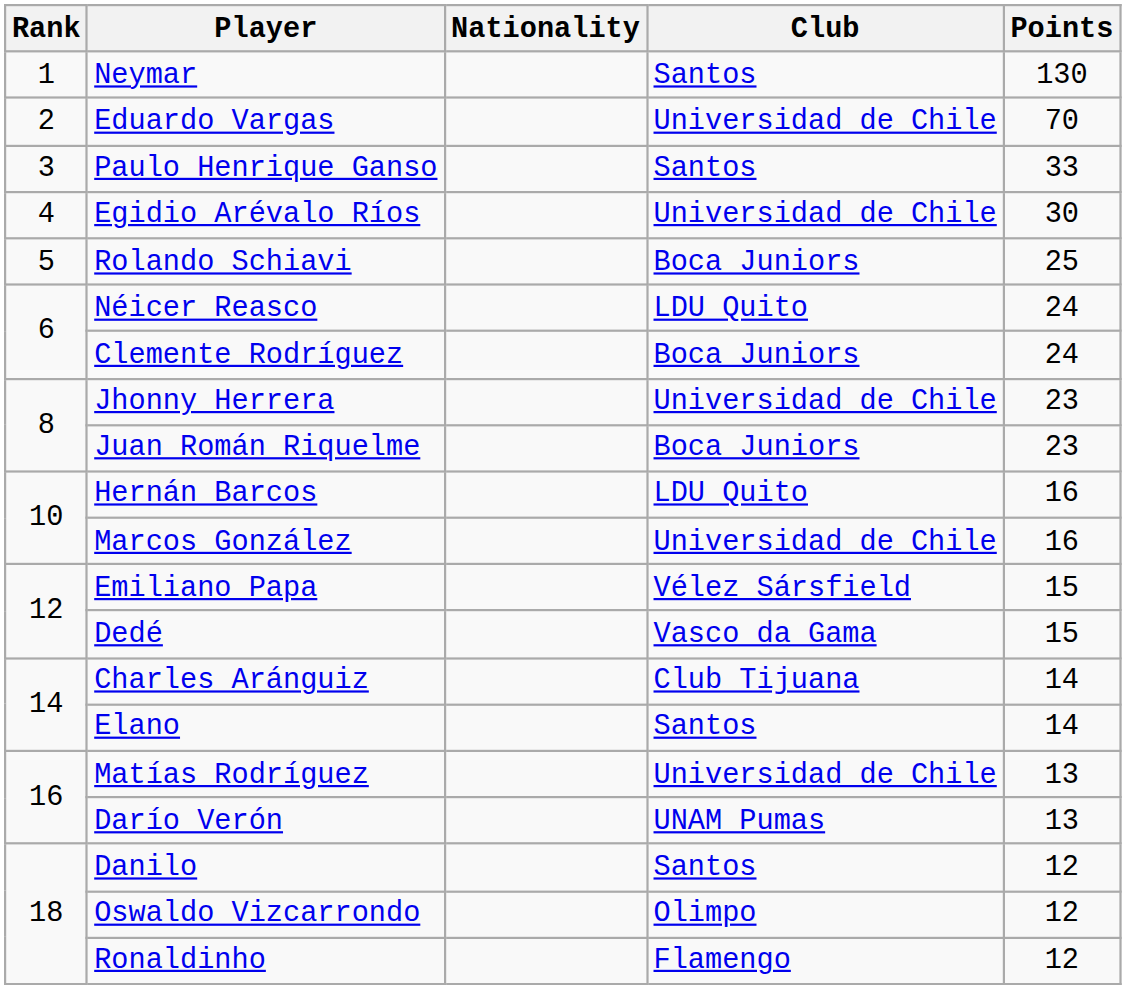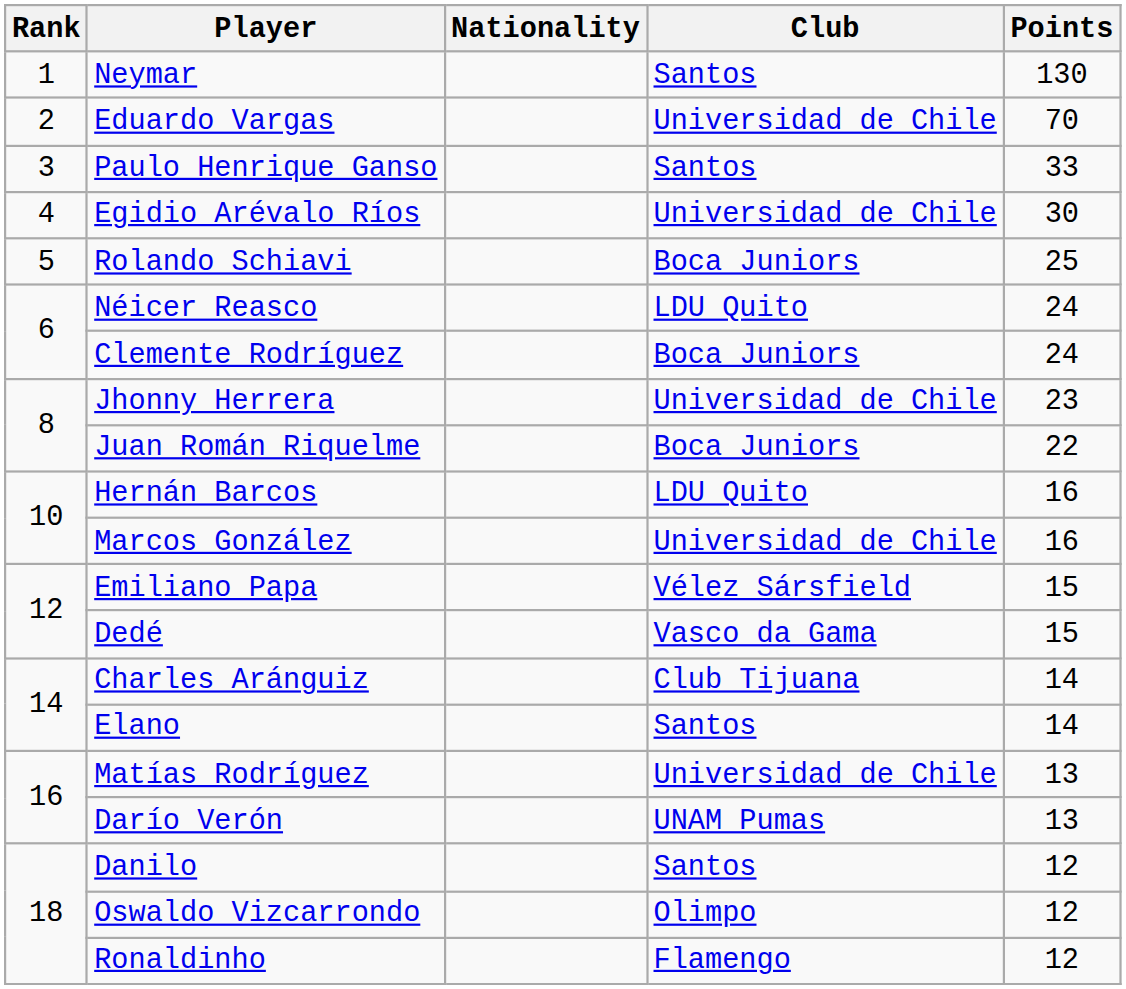(1062, 448) 23 -> (1062, 448) 22
